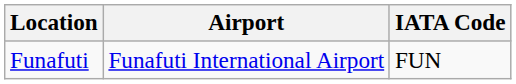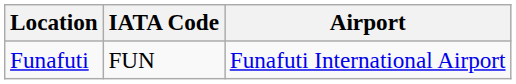columns swapped: (246, 22) <-> (450, 22)
